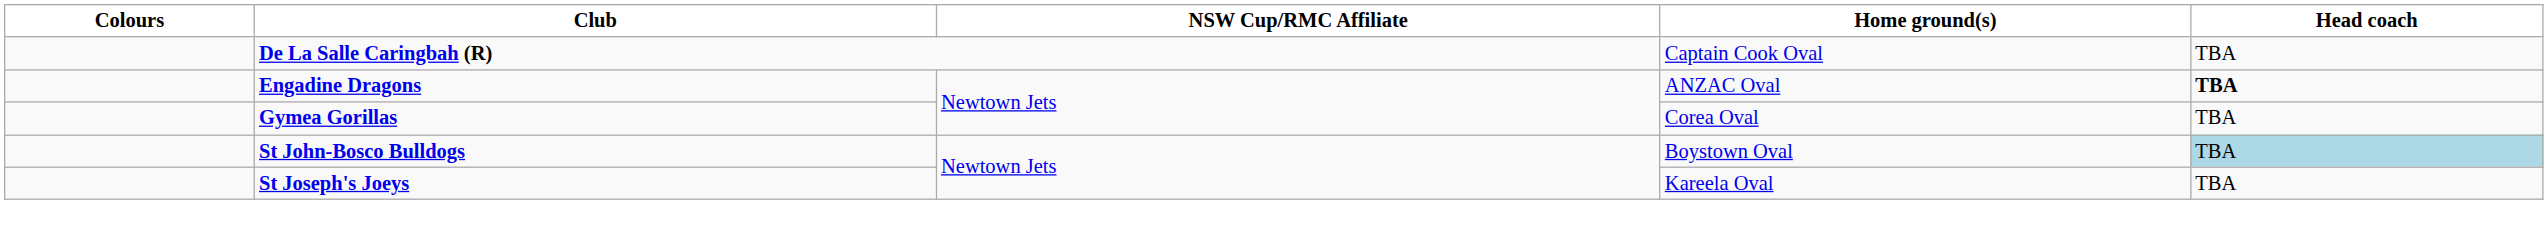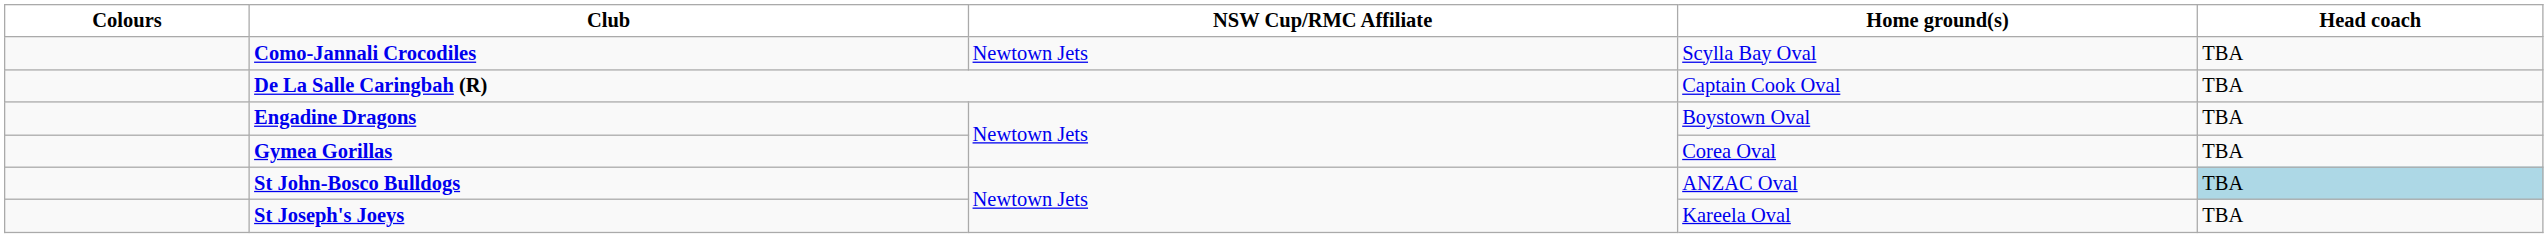+ row: (365, 53)
(1723, 85) ANZAC Oval -> (1746, 118) Boystown Oval
(2216, 85) bold -> (2223, 118) normal
(1729, 150) Boystown Oval -> (1740, 183) ANZAC Oval
